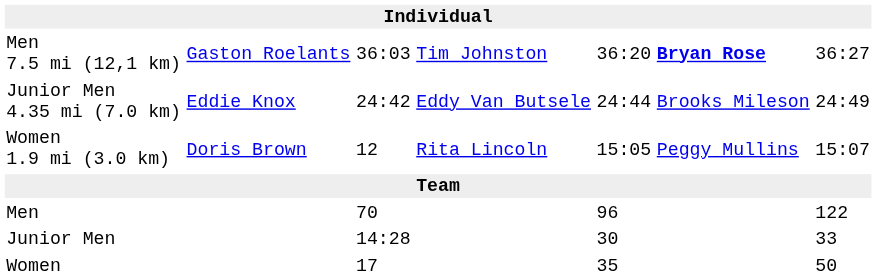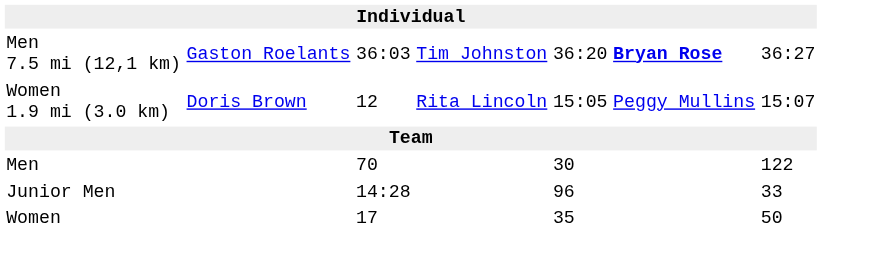- row: (94, 101)
(608, 213) 96 -> (564, 165) 30
(608, 239) 30 -> (564, 192) 96
